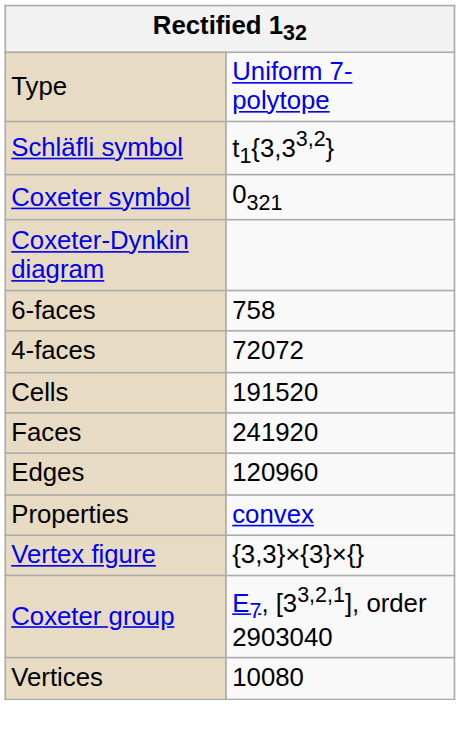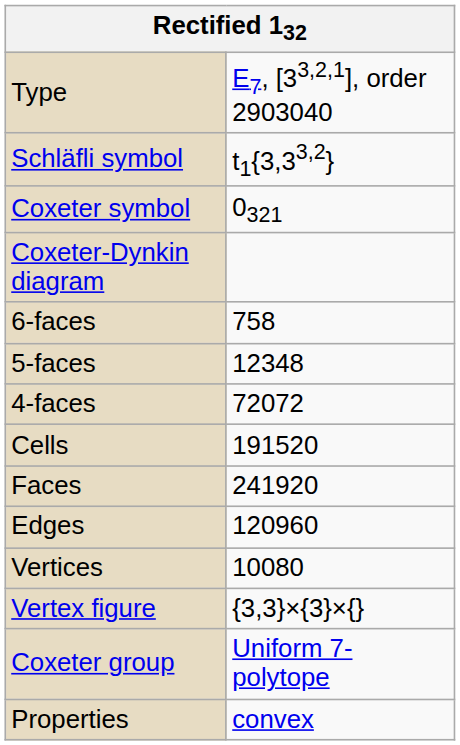(292, 86) Uniform 7-polytope -> (329, 92) E7, [33,2,1], order 2903040
+ row: (53, 363)
rows swapped: (57, 678) <-> (70, 514)
(329, 616) E7, [33,2,1], order 2903040 -> (292, 663) Uniform 7-polytope
